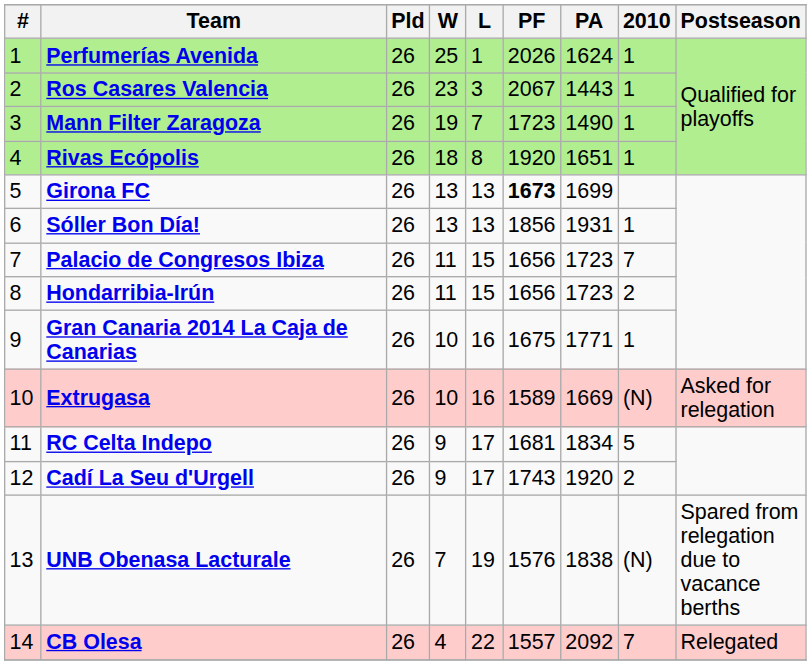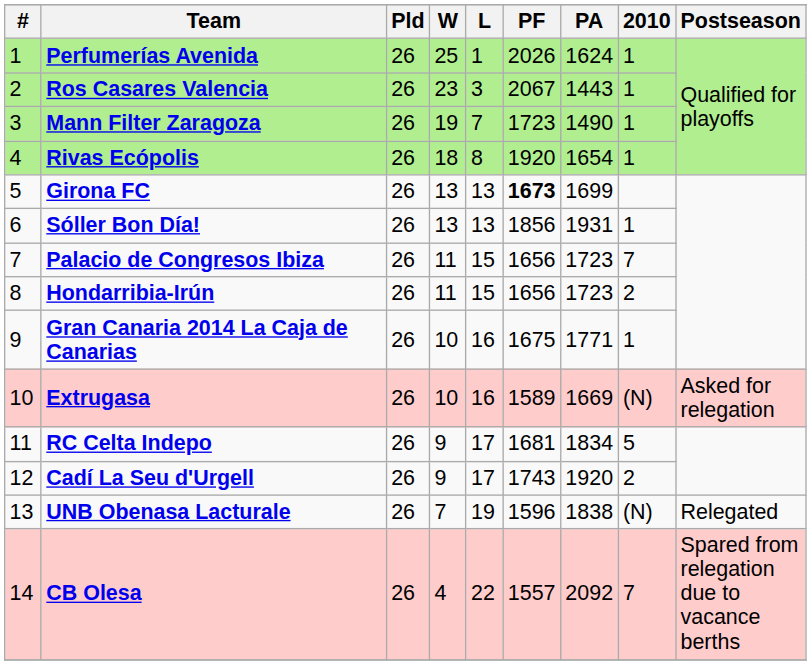(589, 157) 1651 -> (589, 157) 1654
(532, 560) 1576 -> (532, 511) 1596
(740, 560) Spared from relegation due to vacance berths -> (729, 511) Relegated
(729, 642) Relegated -> (740, 594) Spared from relegation due to vacance berths
